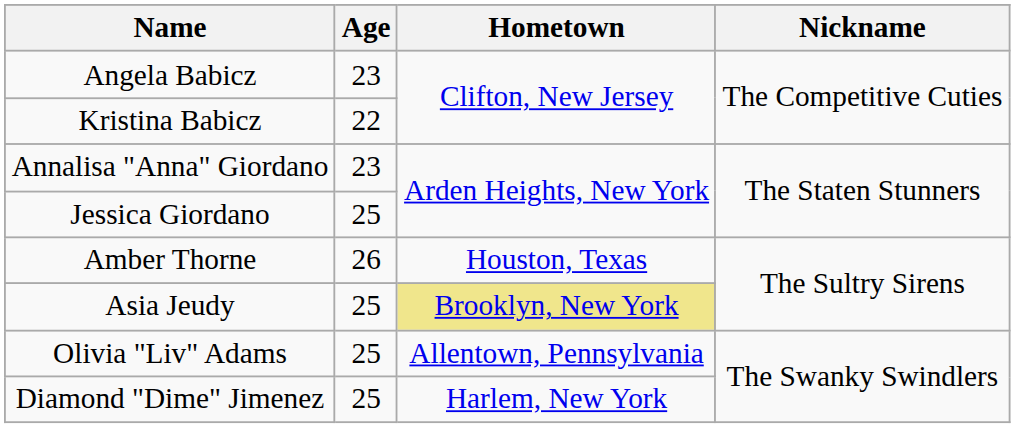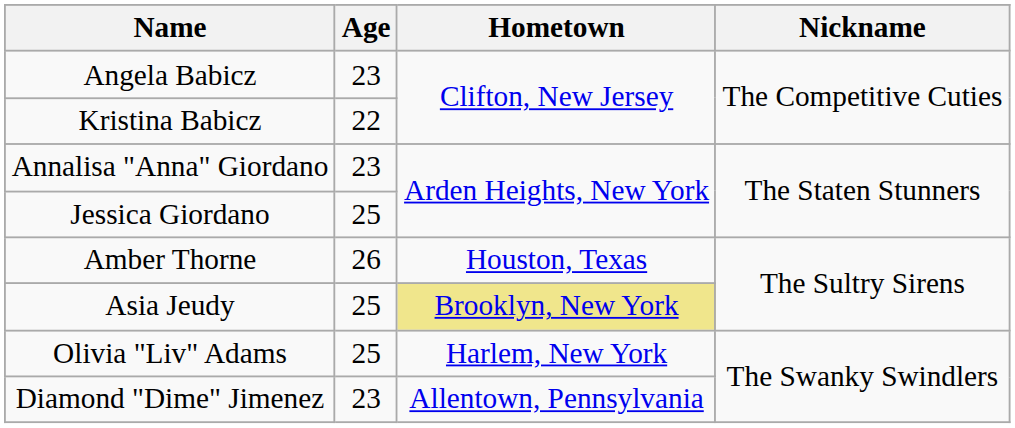(557, 352) Allentown, Pennsylvania -> (557, 352) Harlem, New York
(366, 399) 25 -> (366, 399) 23
(557, 399) Harlem, New York -> (557, 399) Allentown, Pennsylvania
